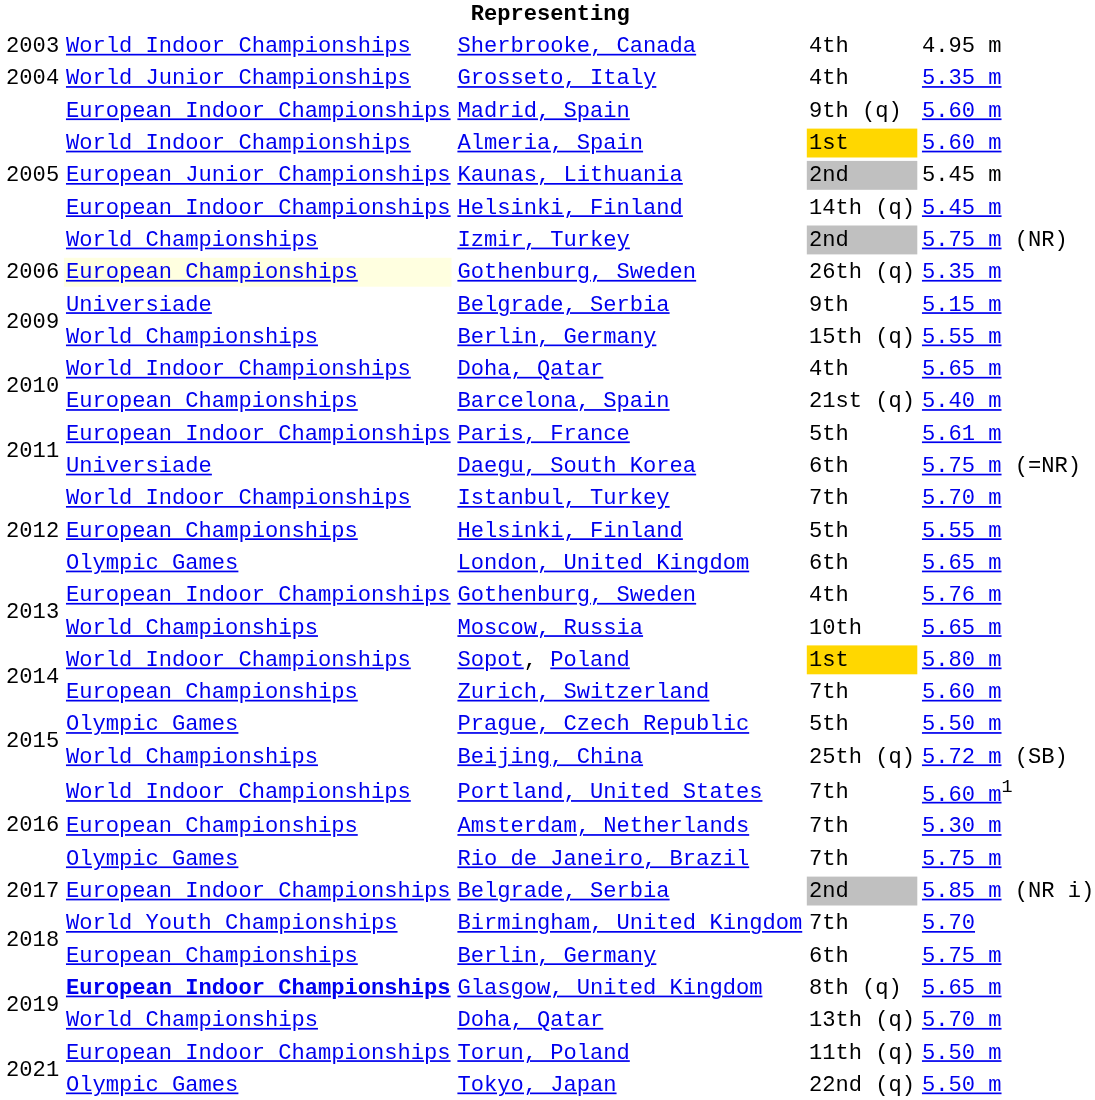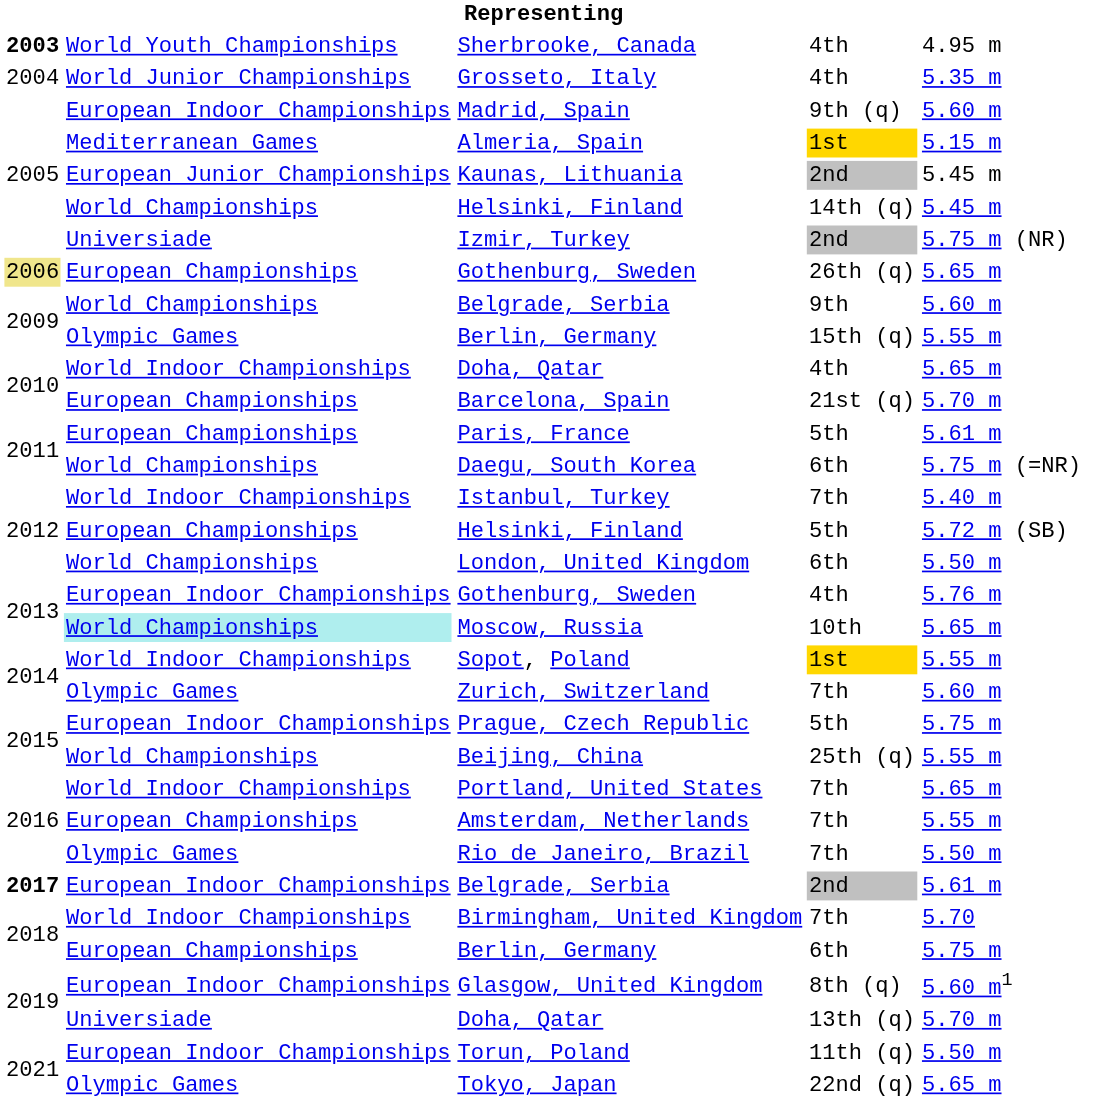(33, 46) normal -> (33, 46) bold
(238, 46) World Indoor Championships -> (232, 46) World Youth Championships
(238, 143) World Indoor Championships -> (192, 143) Mediterranean Games
(962, 143) 5.60 m -> (962, 143) 5.15 m
(258, 208) European Indoor Championships -> (192, 208) World Championships
(192, 240) World Championships -> (139, 240) Universiade
(33, 272) no background -> (33, 272) khaki background
(212, 272) lightyellow background -> (212, 272) no background
(962, 272) 5.35 m -> (962, 272) 5.65 m
(139, 305) Universiade -> (192, 305) World Championships
(962, 305) 5.15 m -> (962, 305) 5.60 m
(192, 337) World Championships -> (152, 337) Olympic Games
(962, 401) 5.40 m -> (962, 401) 5.70 m
(258, 434) European Indoor Championships -> (212, 434) European Championships
(139, 466) Universiade -> (192, 466) World Championships
(962, 498) 5.70 m -> (962, 498) 5.40 m
(962, 531) 5.55 m -> (995, 531) 5.72 m (SB)
(152, 563) Olympic Games -> (192, 563) World Championships
(962, 563) 5.65 m -> (962, 563) 5.50 m
(192, 628) no background -> (192, 628) paleturquoise background
(962, 660) 5.80 m -> (962, 660) 5.55 m
(212, 692) European Championships -> (152, 692) Olympic Games
(152, 724) Olympic Games -> (258, 724) European Indoor Championships
(962, 724) 5.50 m -> (962, 724) 5.75 m
(995, 757) 5.72 m (SB) -> (962, 757) 5.55 m
(967, 792) 5.60 m1 -> (962, 789) 5.65 m
(962, 827) 5.30 m -> (962, 821) 5.55 m
(962, 859) 5.75 m -> (962, 854) 5.50 m
(33, 892) normal -> (33, 886) bold
(1008, 892) 5.85 m (NR i) -> (962, 886) 5.61 m
(232, 924) World Youth Championships -> (238, 918) World Indoor Championships
(258, 989) bold -> (258, 986) normal
(962, 989) 5.65 m -> (967, 986) 5.60 m1
(192, 1021) World Championships -> (139, 1021) Universiade
(962, 1085) 5.50 m -> (962, 1085) 5.65 m
